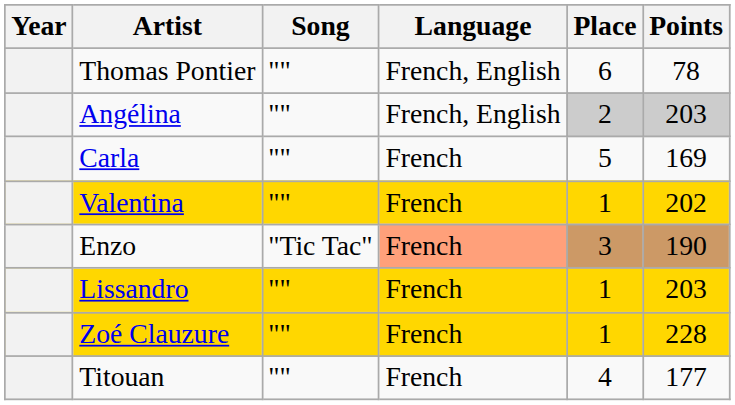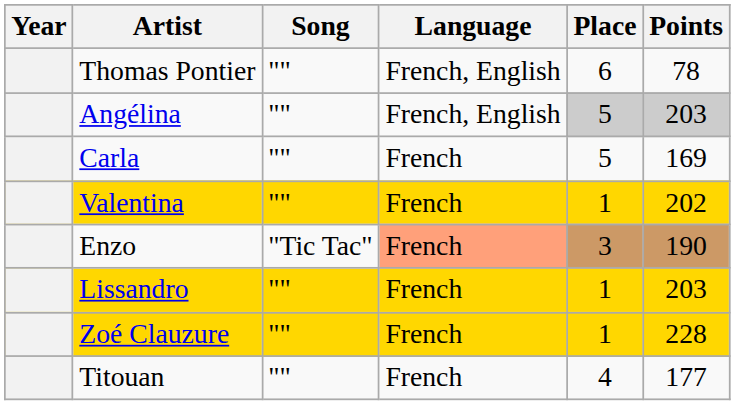(605, 114) 2 -> (605, 114) 5
